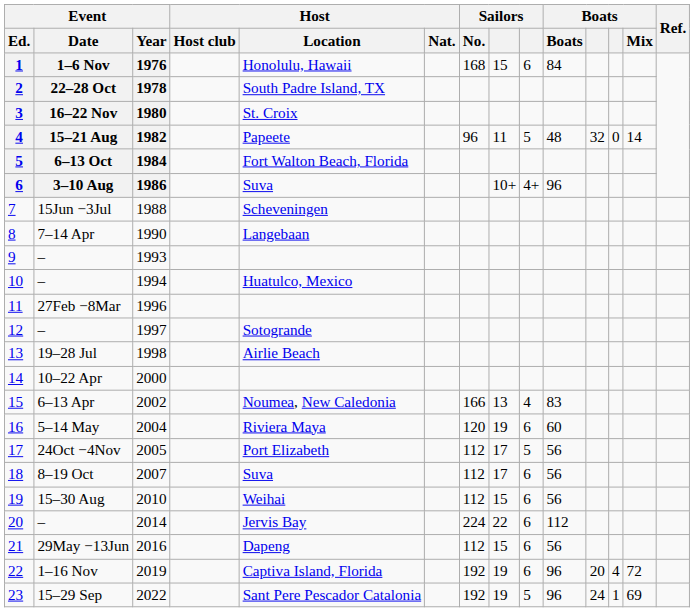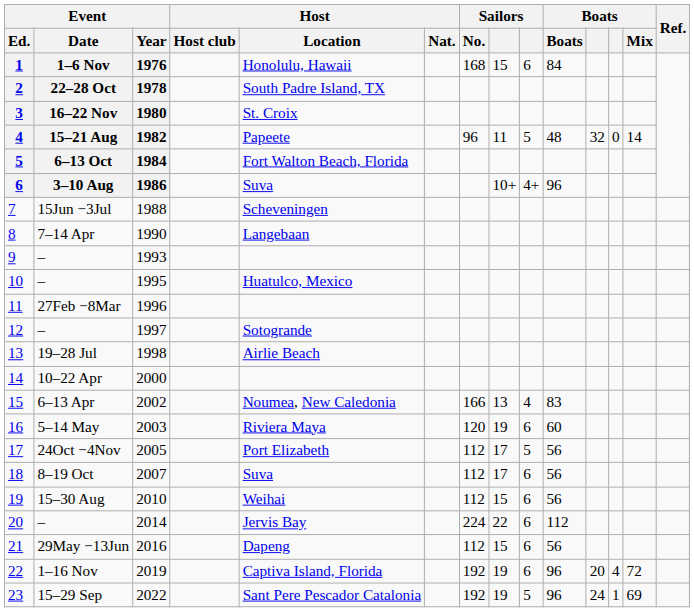(151, 281) 1994 -> (151, 281) 1995
(151, 426) 2004 -> (151, 426) 2003
